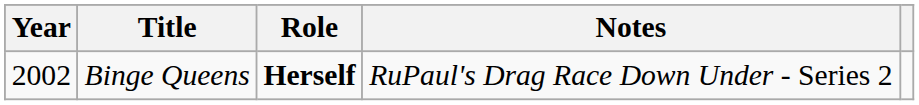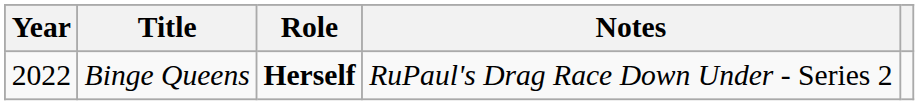(41, 74) 2002 -> (41, 74) 2022
